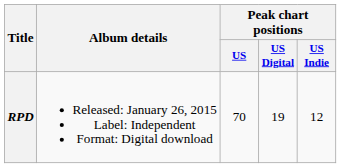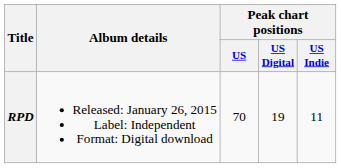(317, 117) 12 -> (317, 117) 11
